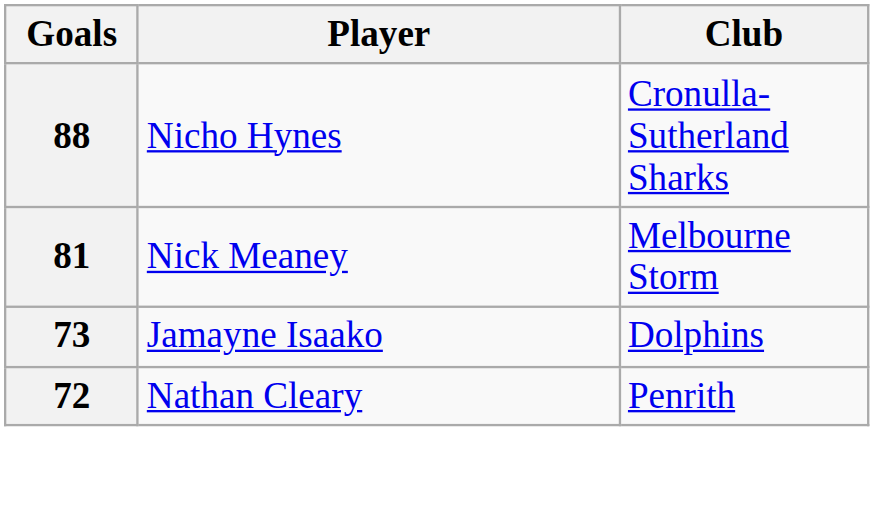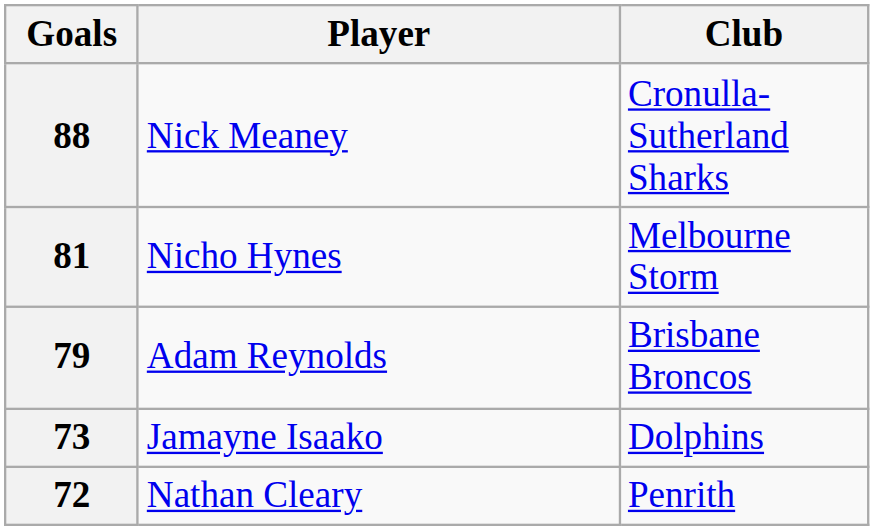(244, 134) Nicho Hynes -> (247, 134) Nick Meaney
(247, 256) Nick Meaney -> (244, 256) Nicho Hynes
+ row: (72, 356)
